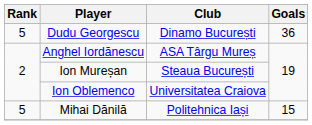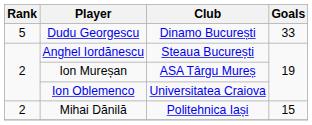(288, 33) 36 -> (288, 33) 33
(208, 52) ASA Târgu Mureș -> (208, 52) Steaua București
(208, 71) Steaua București -> (208, 71) ASA Târgu Mureș
(22, 110) 5 -> (22, 110) 2
